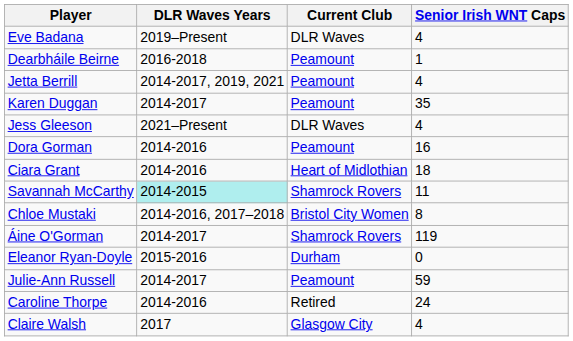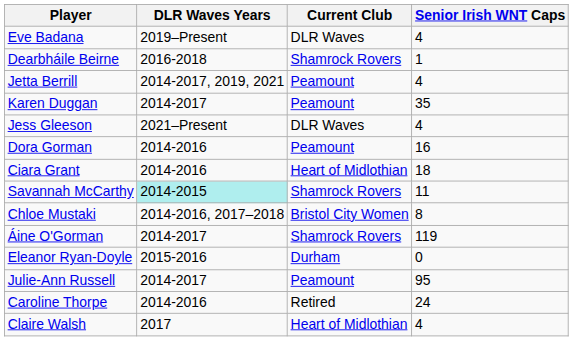(322, 59) Peamount -> (346, 59) Shamrock Rovers
(423, 280) 59 -> (423, 280) 95
(332, 324) Glasgow City -> (349, 324) Heart of Midlothian
